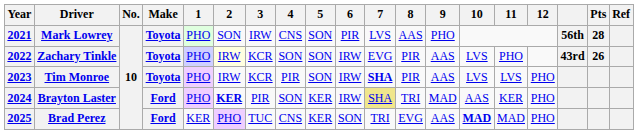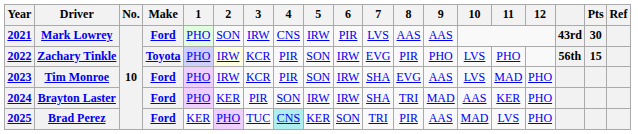(163, 35) Toyota -> (163, 35) Ford
(320, 35) SON -> (318, 35) IRW
(443, 35) PHO -> (441, 35) AAS
(573, 35) 56th -> (570, 35) 43rd
(598, 35) 28 -> (596, 35) 30
(290, 56) SON -> (288, 56) PIR
(443, 56) AAS -> (441, 56) PHO
(573, 56) 43rd -> (570, 56) 56th
(598, 56) 26 -> (596, 56) 15
(163, 77) Toyota -> (163, 77) Ford
(380, 77) bold -> (378, 77) normal
(411, 77) PIR -> (409, 77) EVG
(511, 77) LVS -> (508, 77) MAD
(229, 98) bold -> (228, 98) normal
(320, 98) KER -> (318, 98) IRW
(380, 98) khaki background -> (378, 98) no background
(290, 118) no background -> (288, 118) paleturquoise background
(411, 118) EVG -> (409, 118) PIR
(477, 118) bold -> (475, 118) normal
(511, 118) MAD -> (508, 118) LVS
